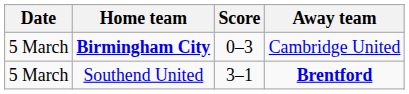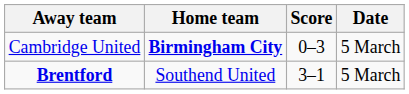columns swapped: (38, 18) <-> (335, 18)
